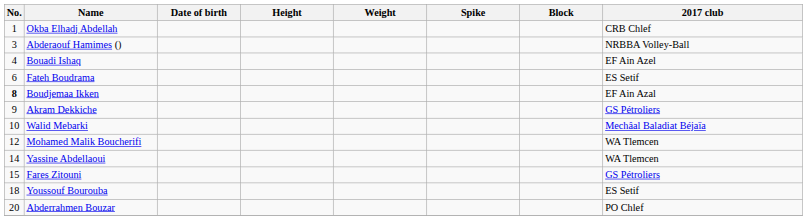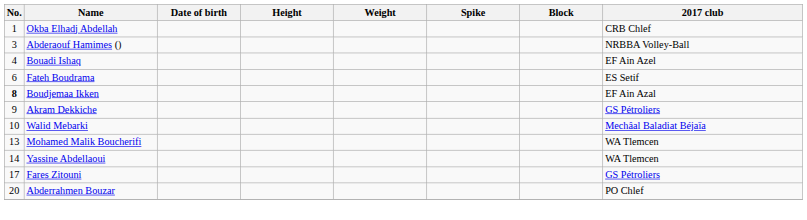(14, 142) 12 -> (14, 142) 13
(14, 175) 15 -> (14, 175) 17
- row: (67, 191)
